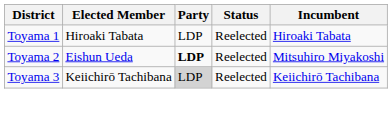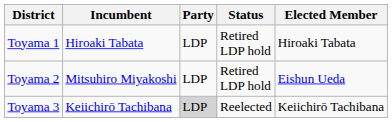columns swapped: (328, 14) <-> (119, 14)
(241, 35) Reelected -> (245, 43) Retired LDP hold
(191, 56) bold -> (195, 78) normal
(241, 56) Reelected -> (245, 78) Retired LDP hold
